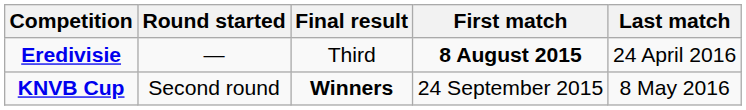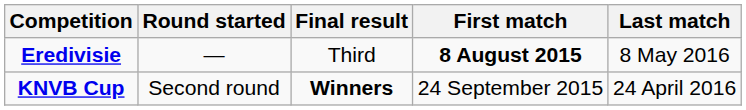(675, 54) 24 April 2016 -> (675, 54) 8 May 2016
(675, 88) 8 May 2016 -> (675, 88) 24 April 2016
